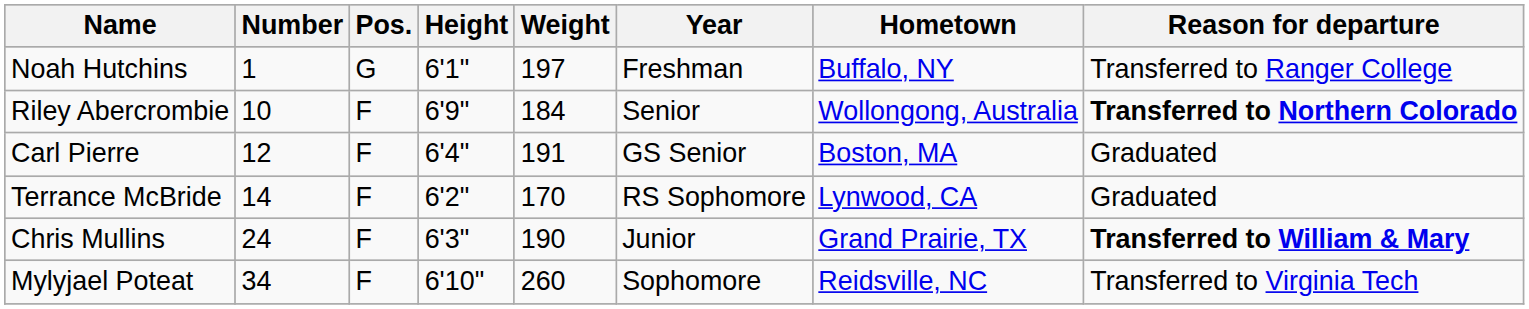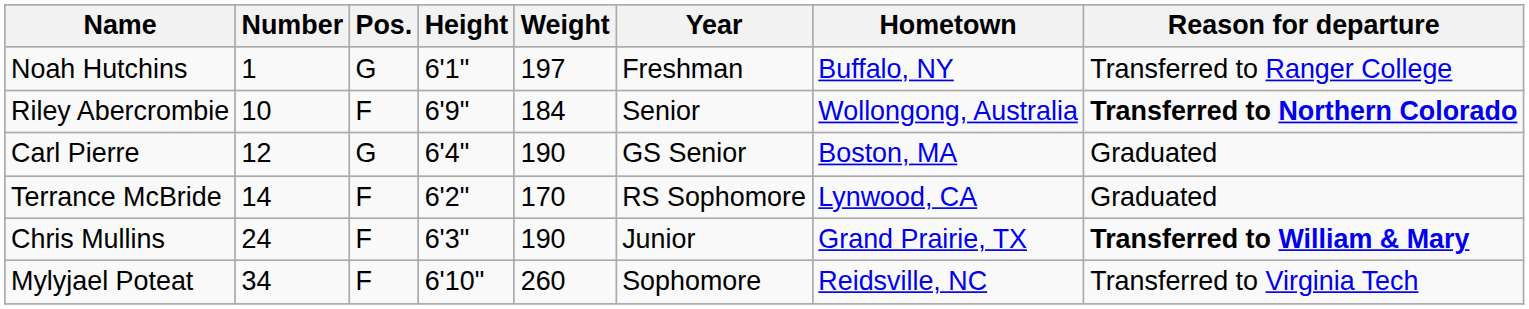(364, 153) F -> (366, 153) G
(543, 153) 191 -> (543, 153) 190
